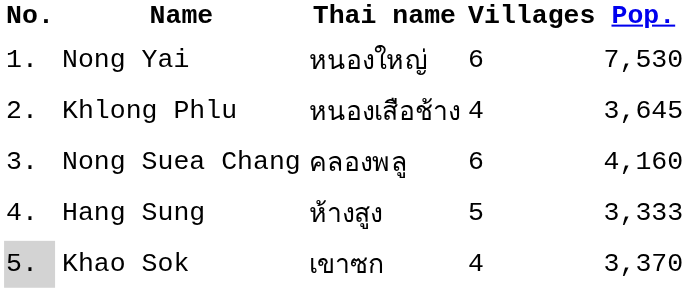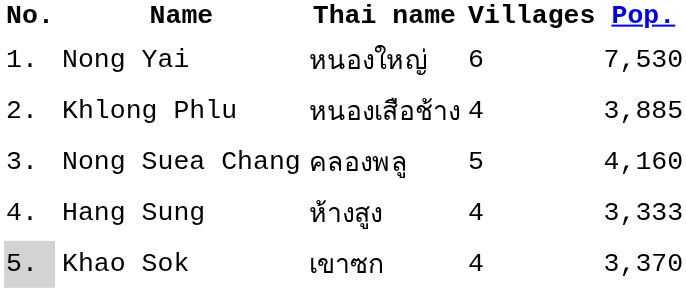(643, 111) 3,645 -> (643, 111) 3,885
(476, 162) 6 -> (476, 162) 5
(476, 213) 5 -> (476, 213) 4
